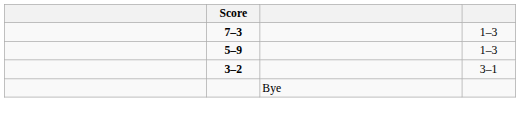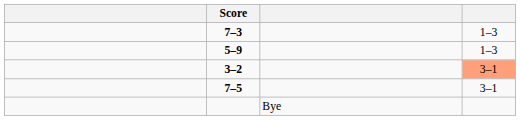(489, 69) no background -> (489, 69) lightsalmon background
+ row: (233, 87)
